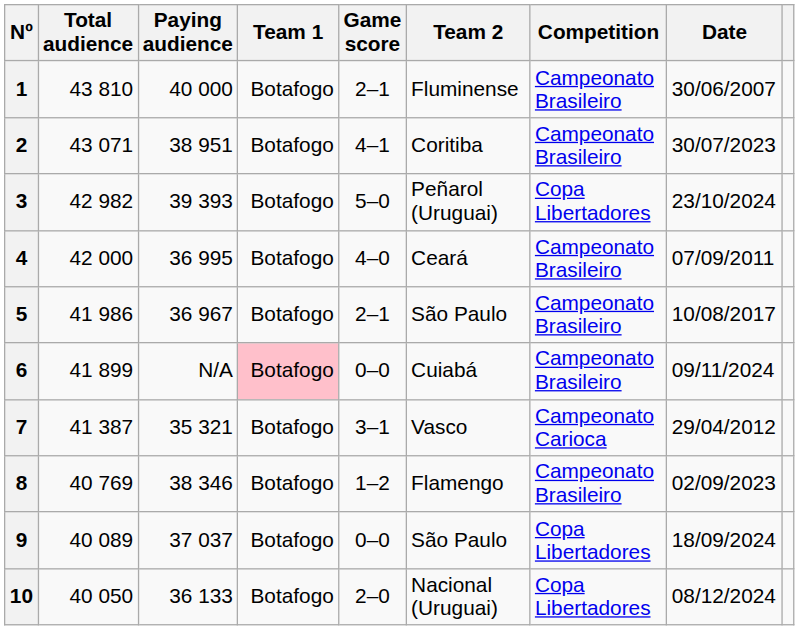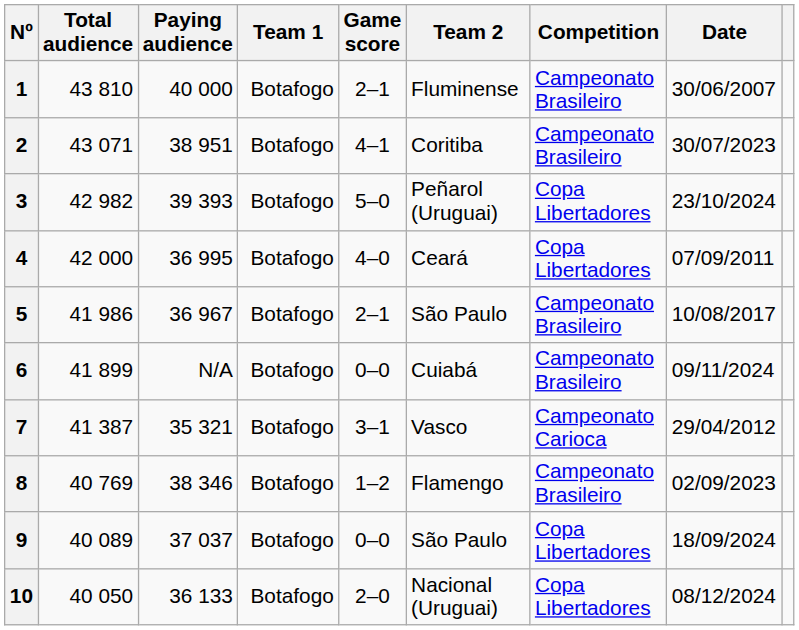(594, 258) Campeonato Brasileiro -> (593, 258) Copa Libertadores
(292, 371) pink background -> (292, 371) no background
